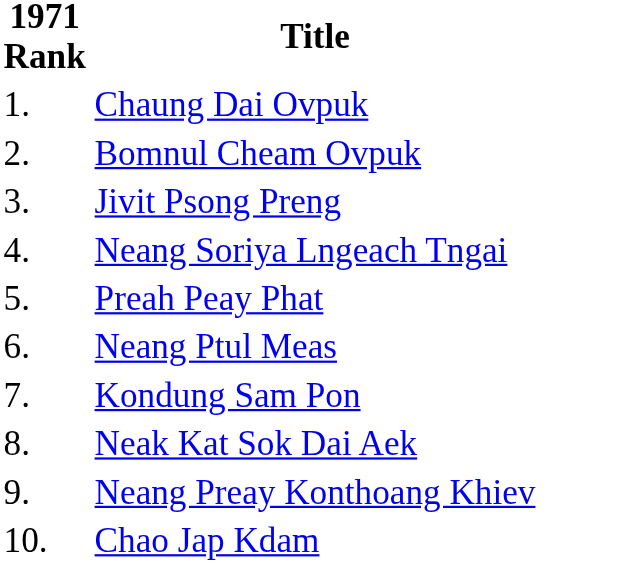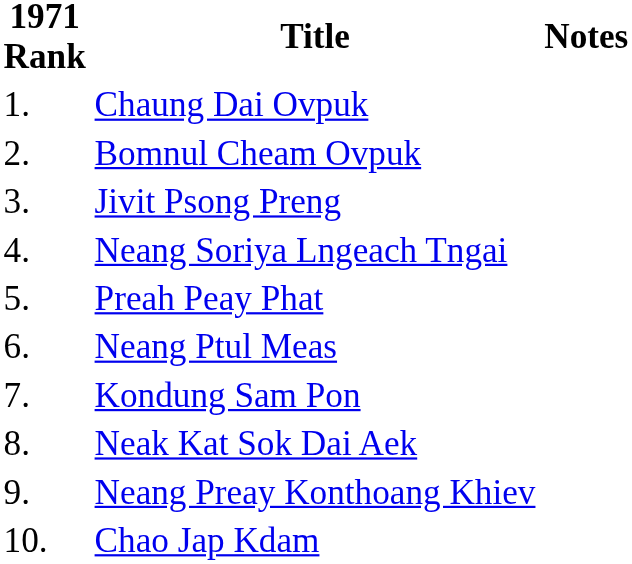+ column: (586, 36)
